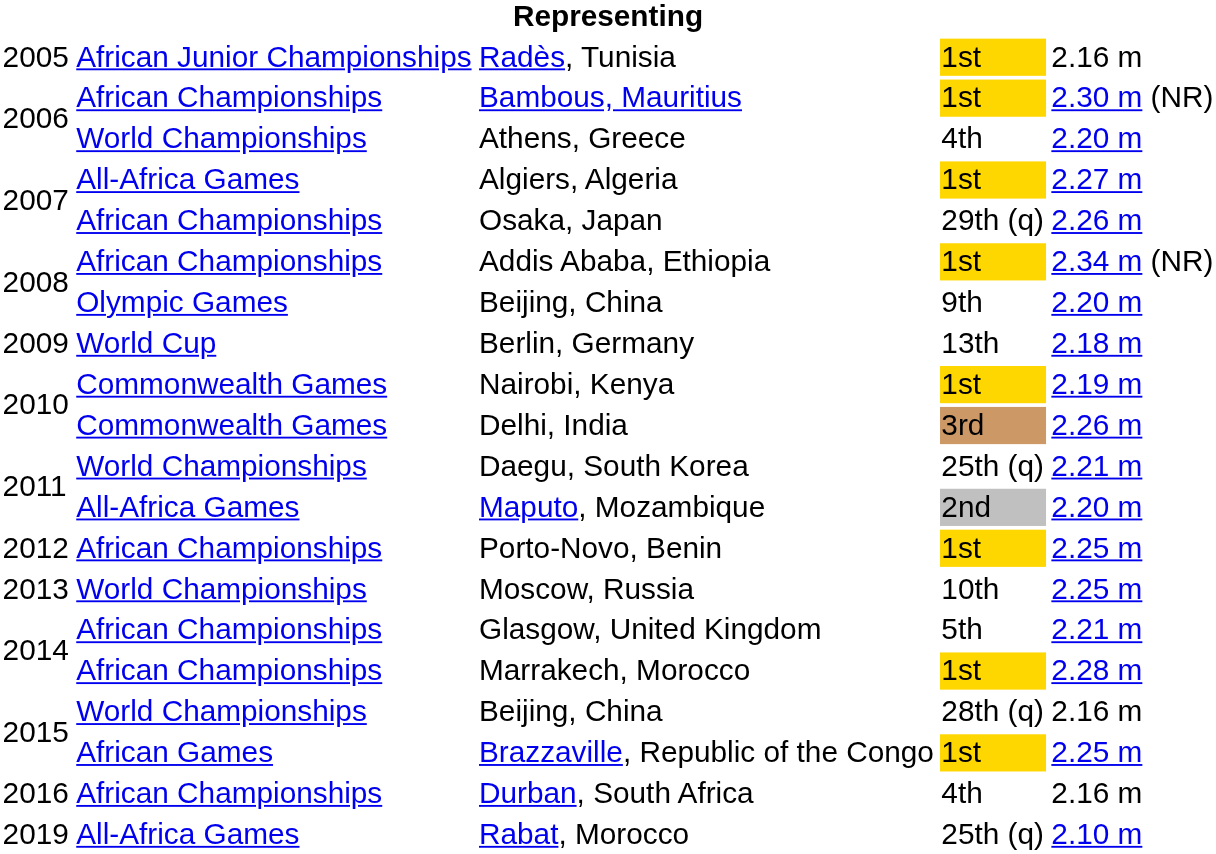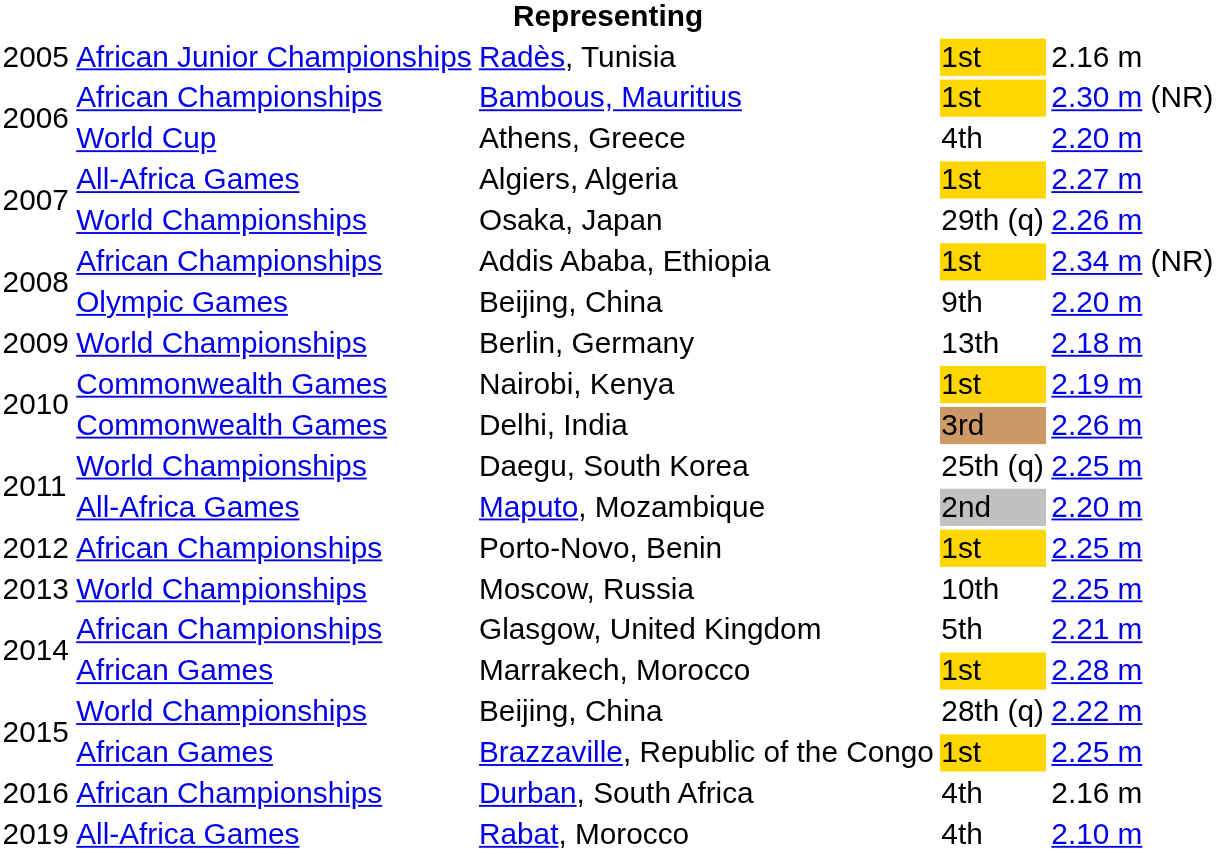(222, 138) World Championships -> (146, 138) World Cup
(229, 220) African Championships -> (222, 220) World Championships
(146, 343) World Cup -> (222, 343) World Championships
(1097, 466) 2.21 m -> (1097, 466) 2.25 m
(229, 670) African Championships -> (175, 670) African Games
(1097, 711) 2.16 m -> (1097, 711) 2.22 m
(993, 834) 25th (q) -> (962, 834) 4th
